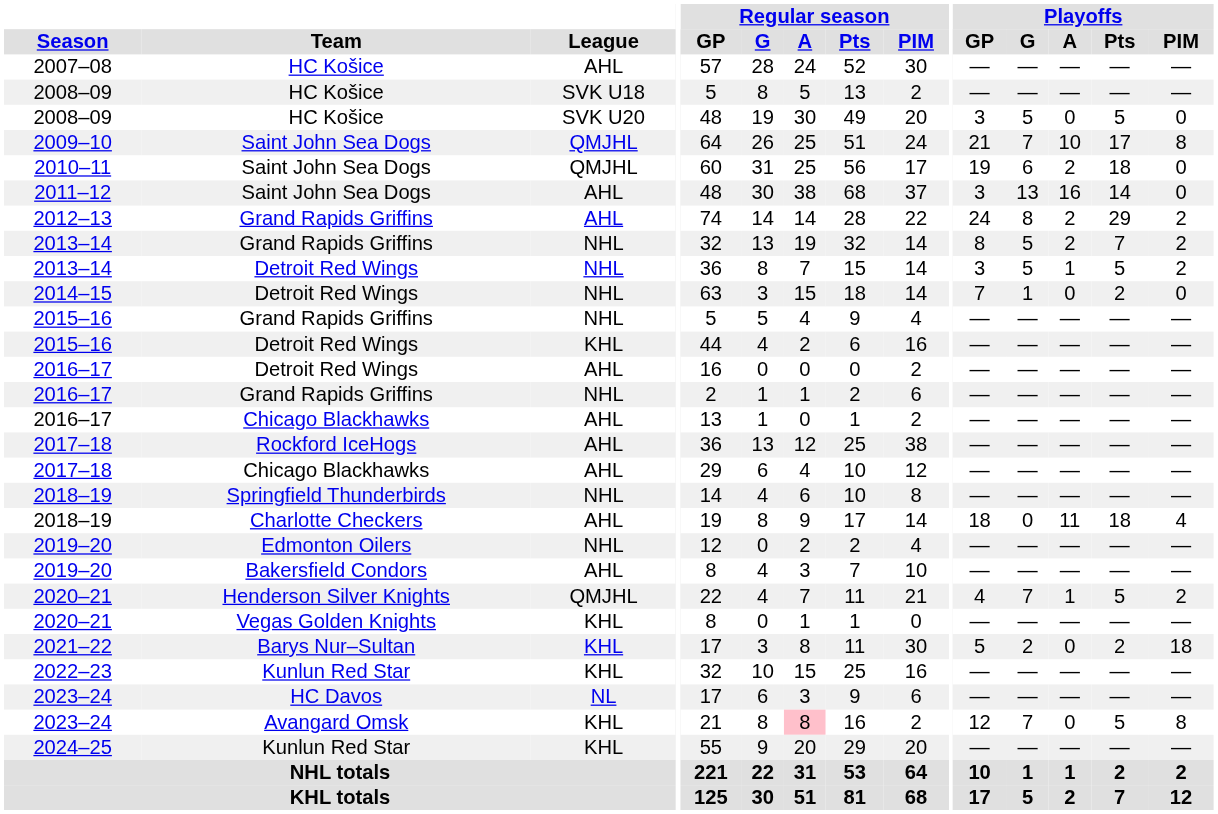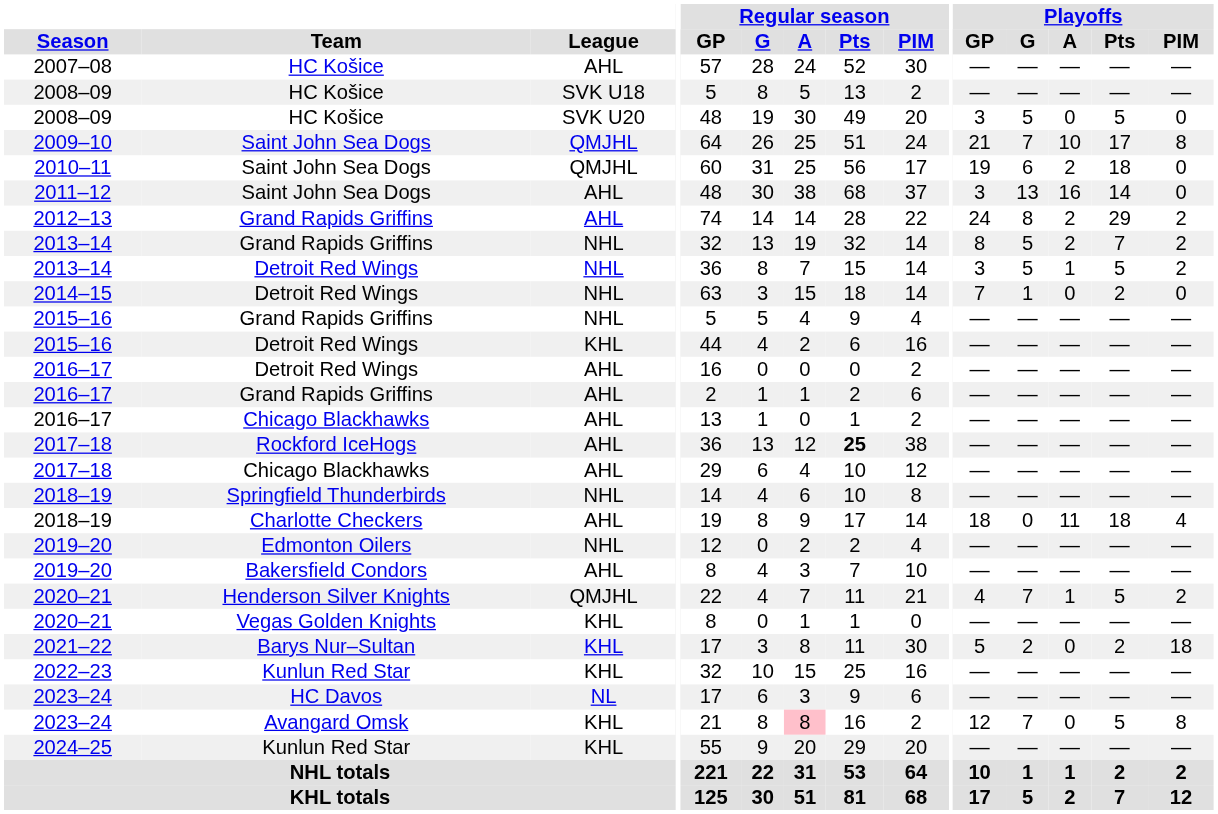(604, 394) NHL -> (604, 394) AHL
(855, 444) normal -> (855, 444) bold
